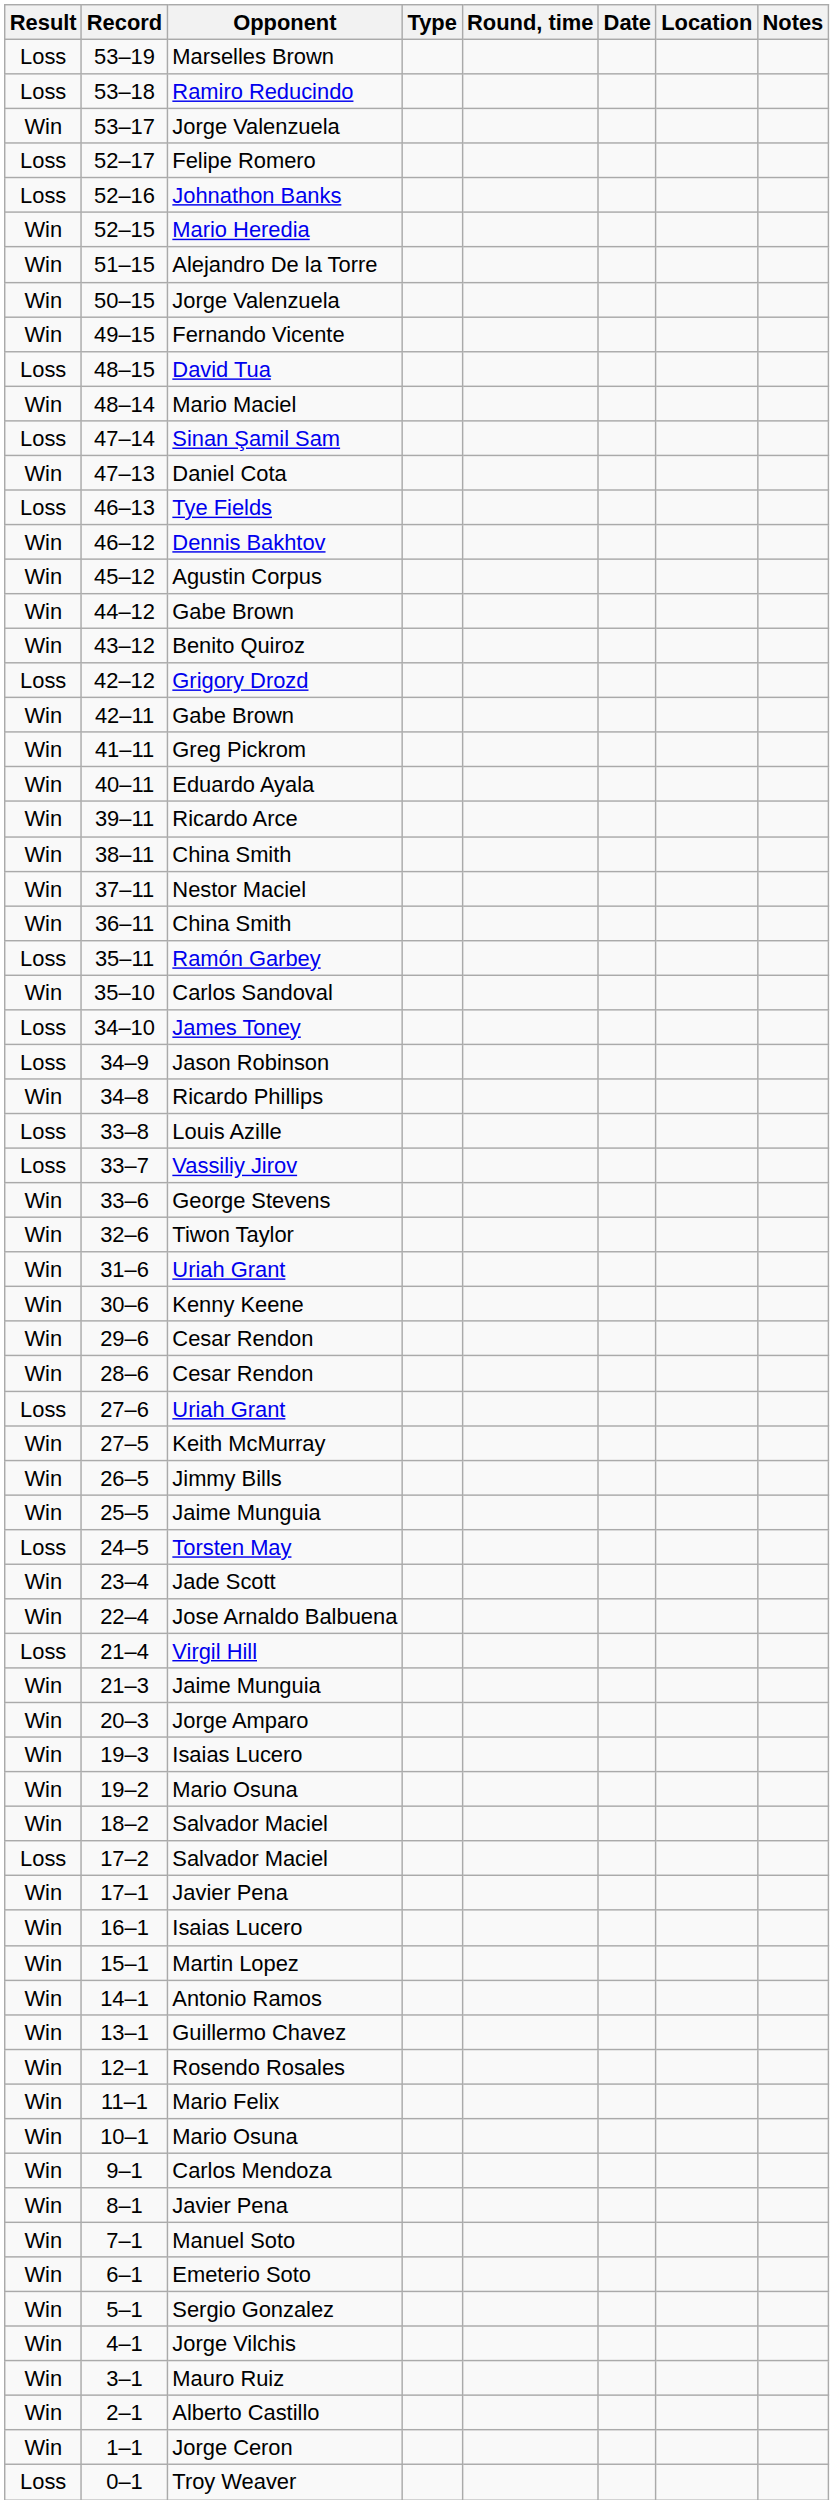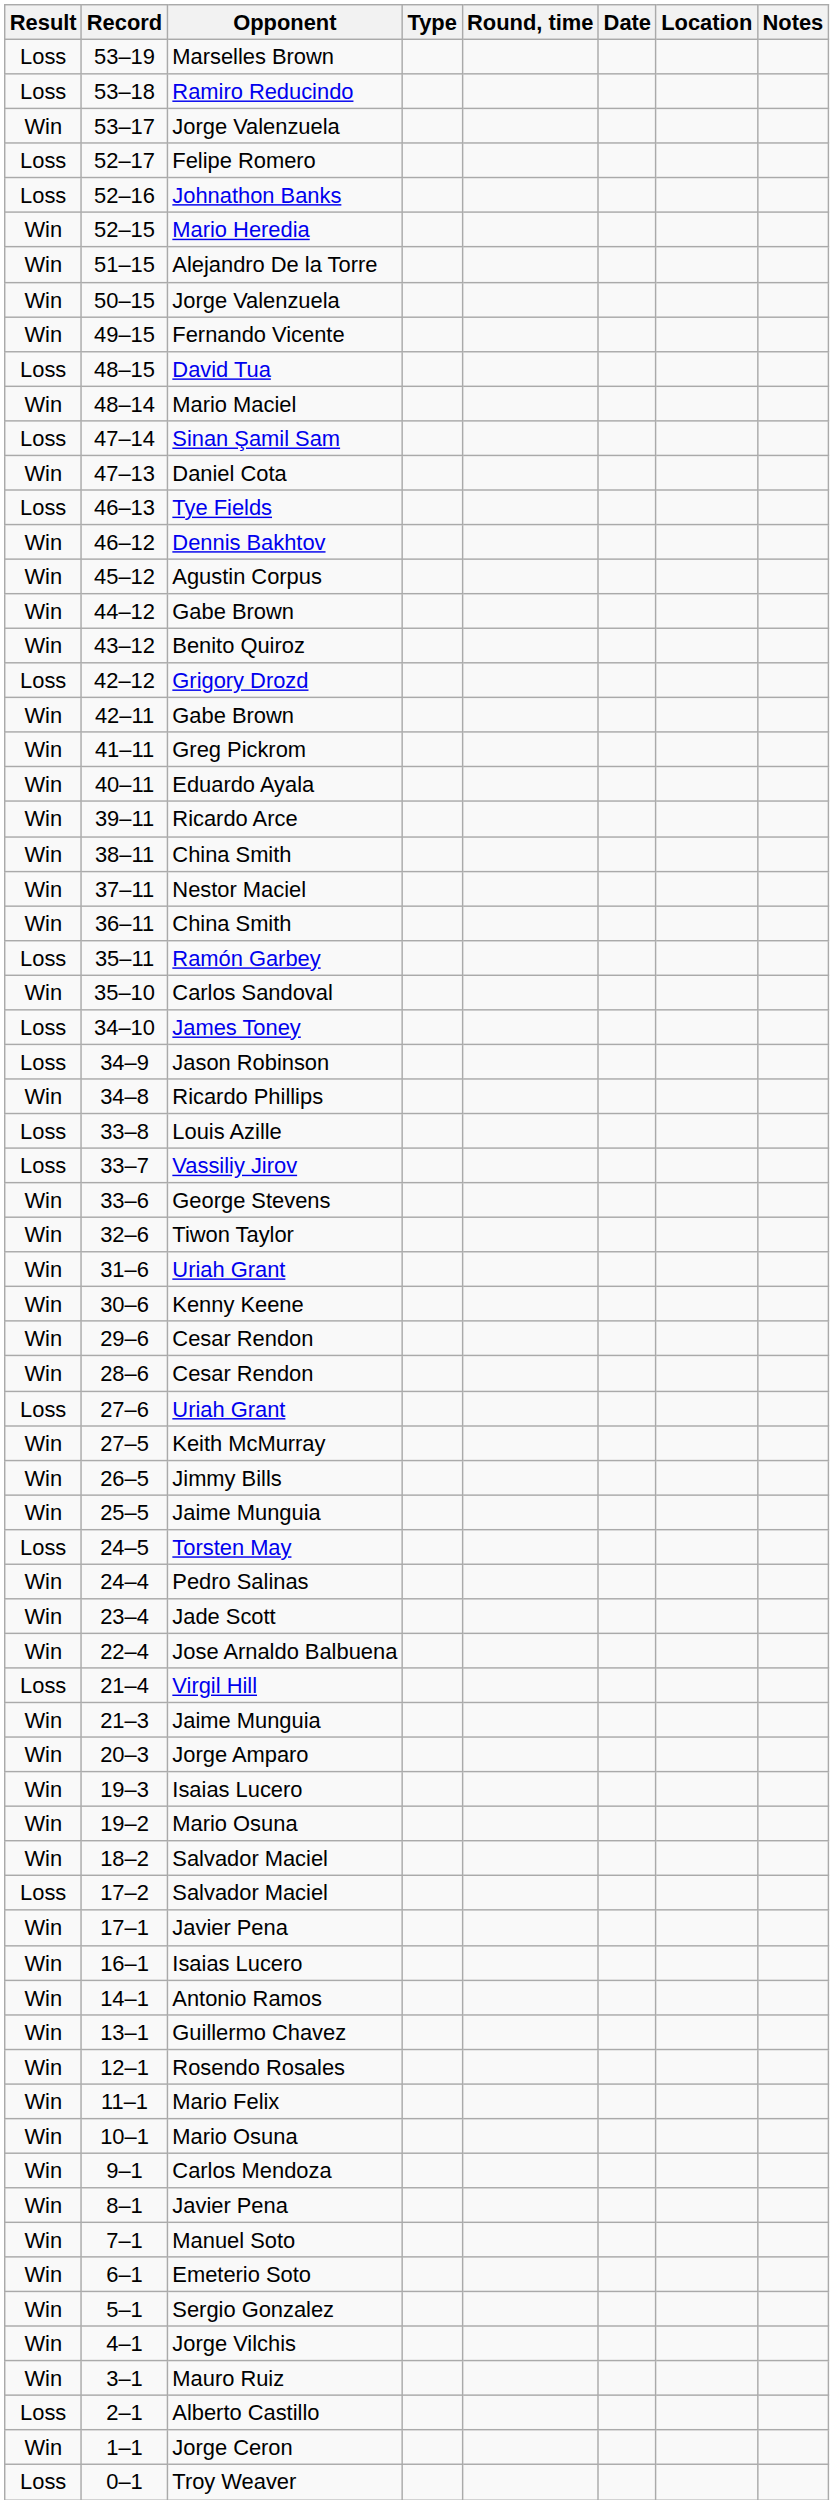+ row: (124, 1581)
- row: (124, 1963)
(43, 2413) Win -> (43, 2413) Loss
